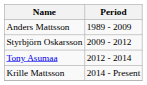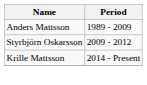- row: (32, 58)
